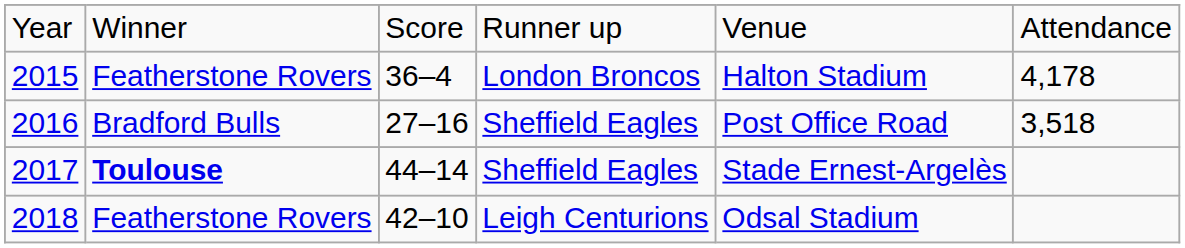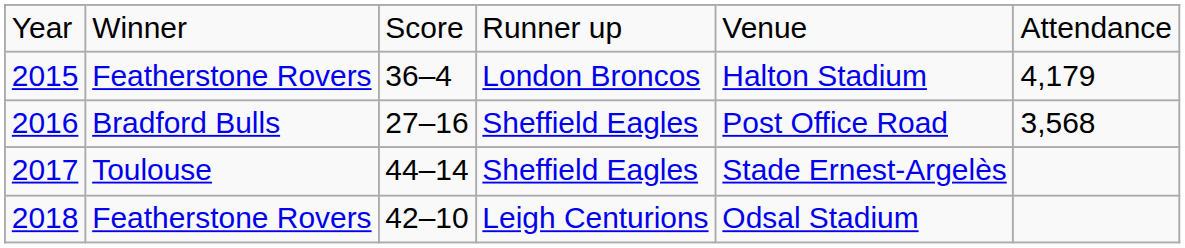(1058, 75) 4,178 -> (1058, 75) 4,179
(1058, 123) 3,518 -> (1058, 123) 3,568
(158, 170) bold -> (152, 170) normal
